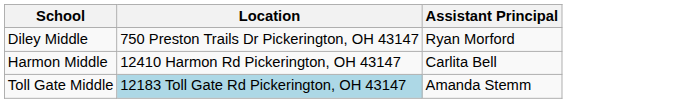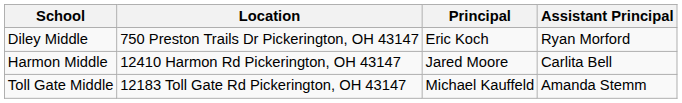+ column: (480, 16)
(263, 86) lightblue background -> (263, 86) no background
